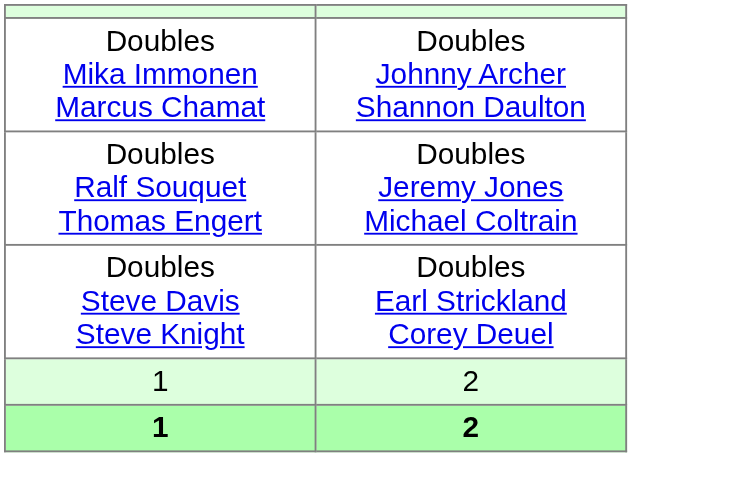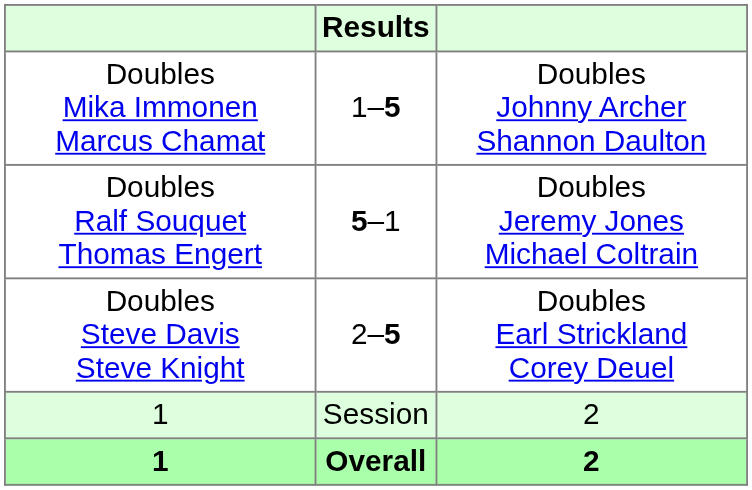+ column: (376, 27)
